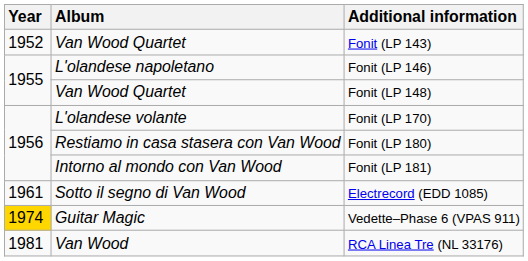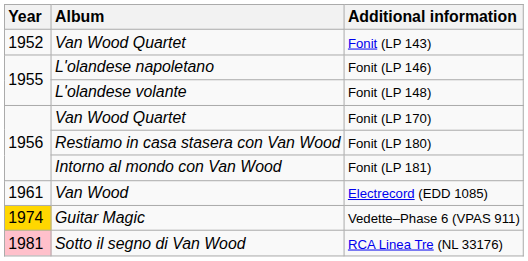(120, 92) Van Wood Quartet -> (121, 92) L'olandese volante
(121, 117) L'olandese volante -> (120, 117) Van Wood Quartet
(150, 192) Sotto il segno di Van Wood -> (92, 192) Van Wood
(26, 243) no background -> (26, 243) pink background
(92, 243) Van Wood -> (150, 243) Sotto il segno di Van Wood
